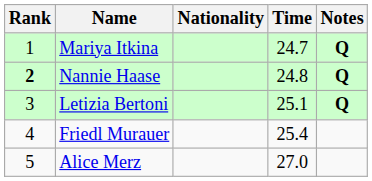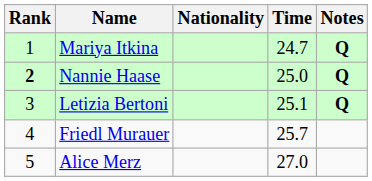(292, 76) 24.8 -> (292, 76) 25.0
(292, 133) 25.4 -> (292, 133) 25.7
